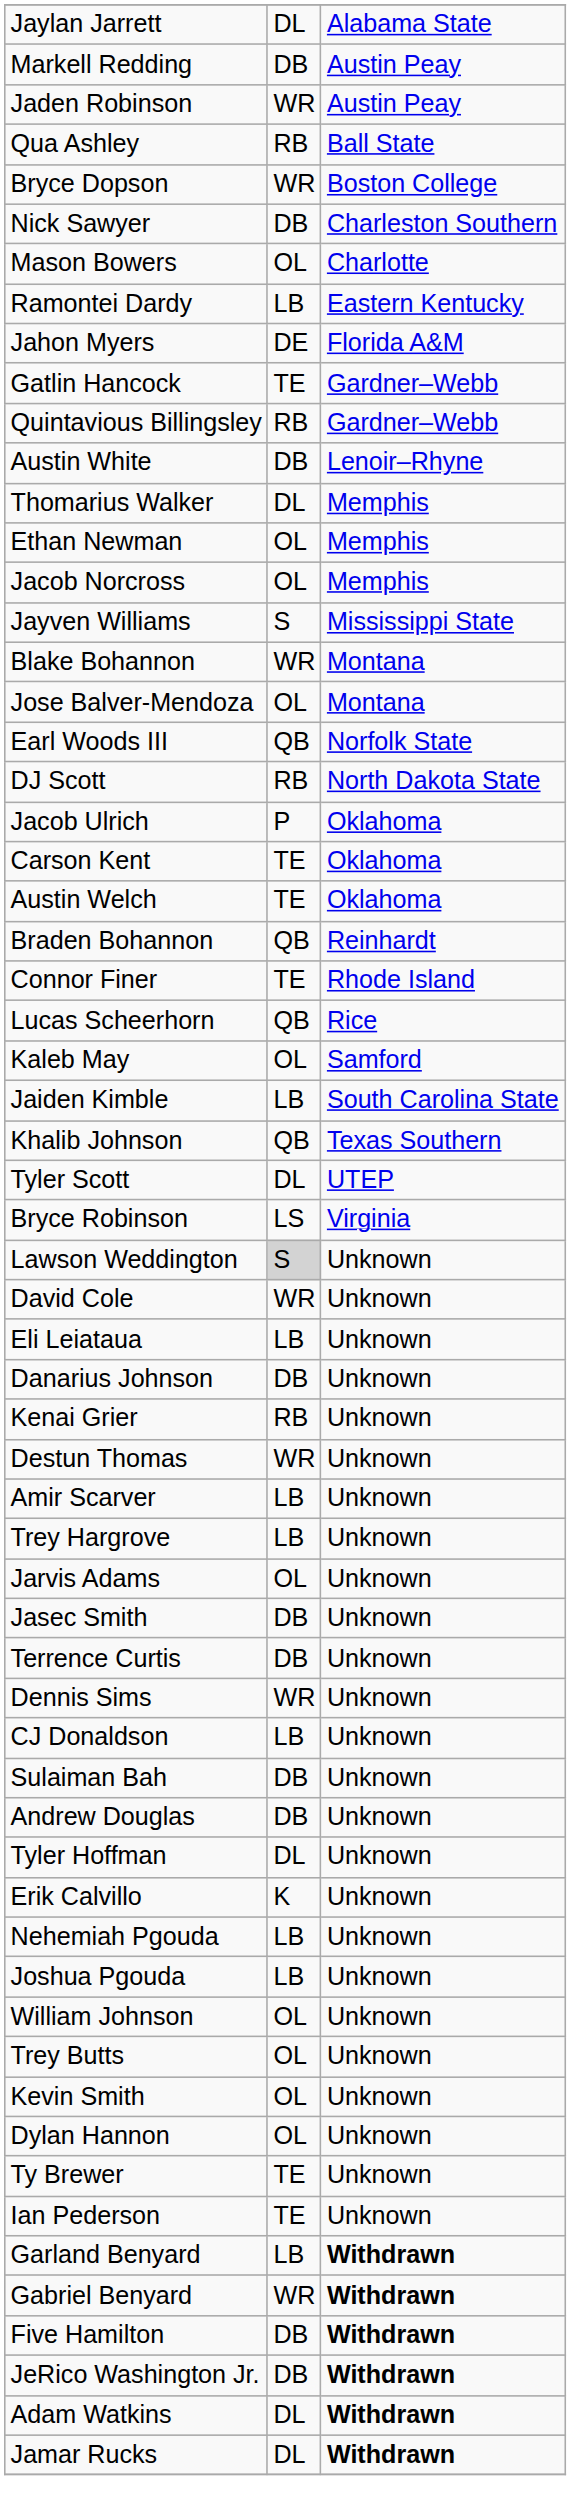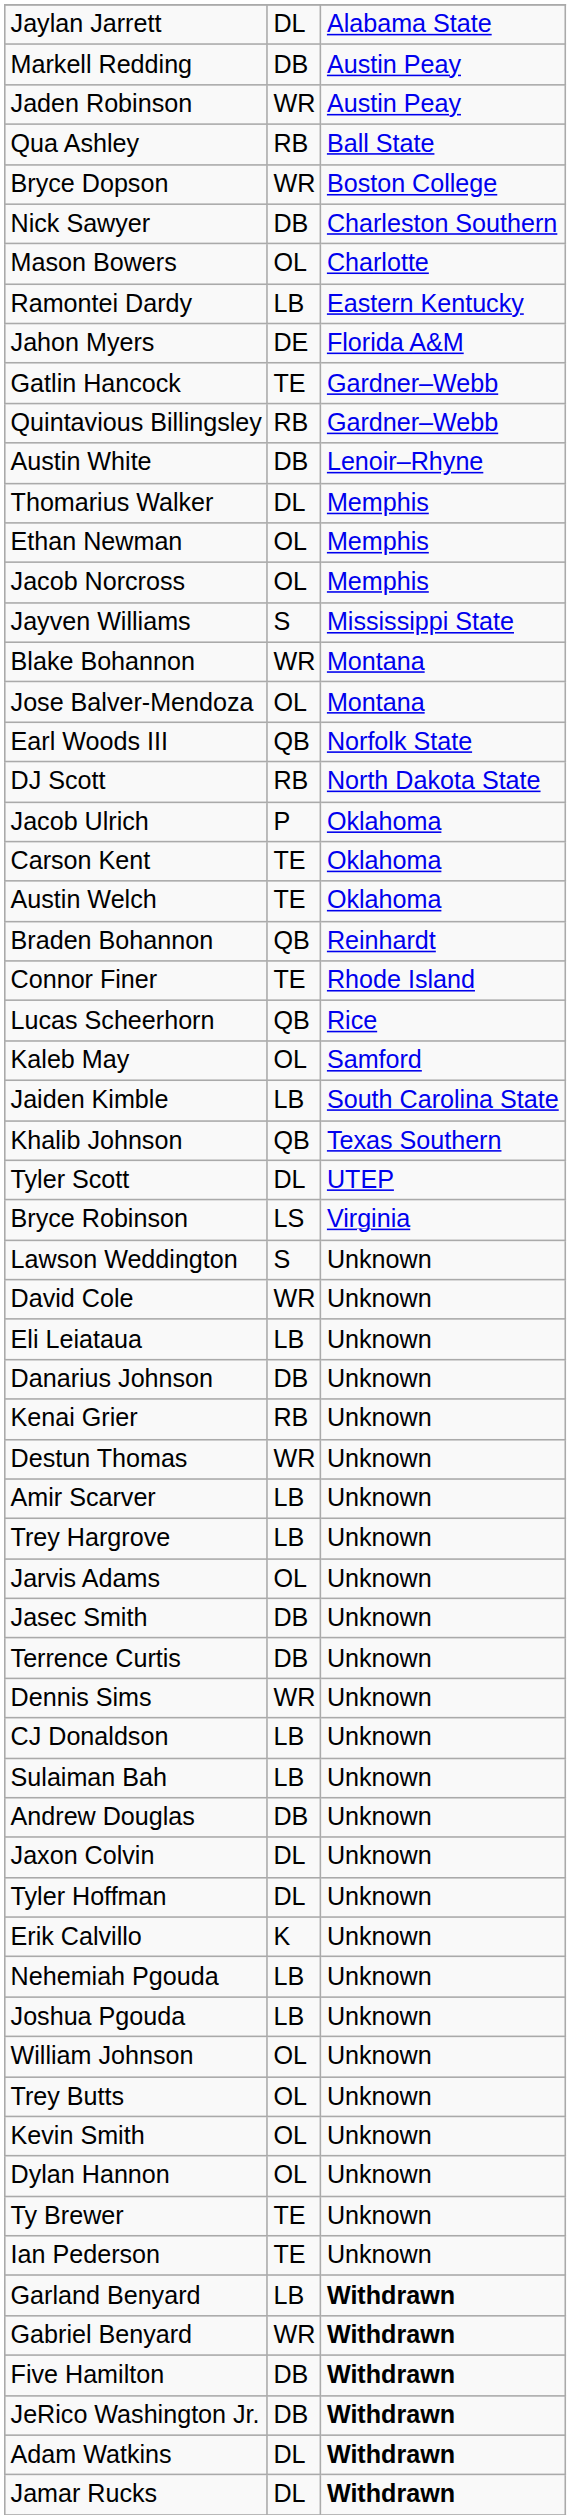(282, 1259) lightgrey background -> (282, 1259) no background
(291, 1777) DB -> (289, 1777) LB
+ row: (82, 1857)
